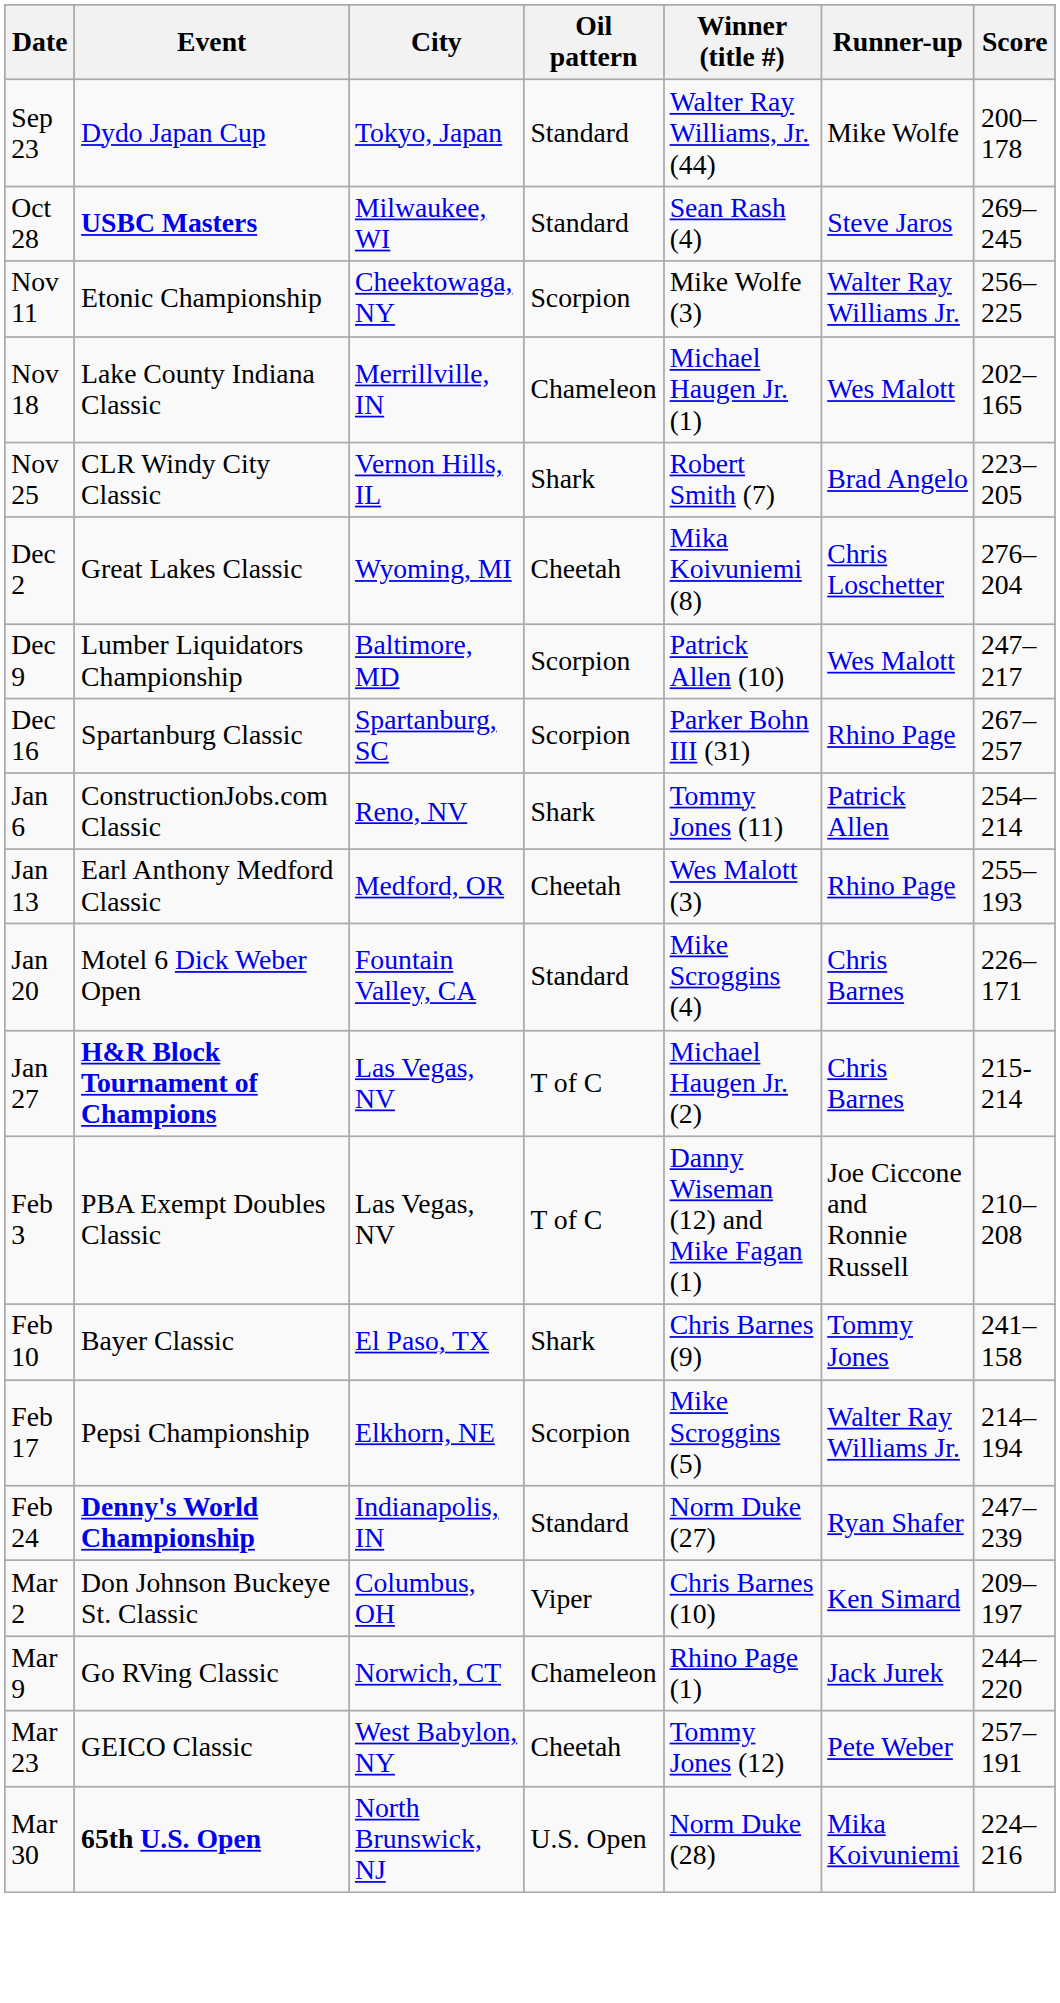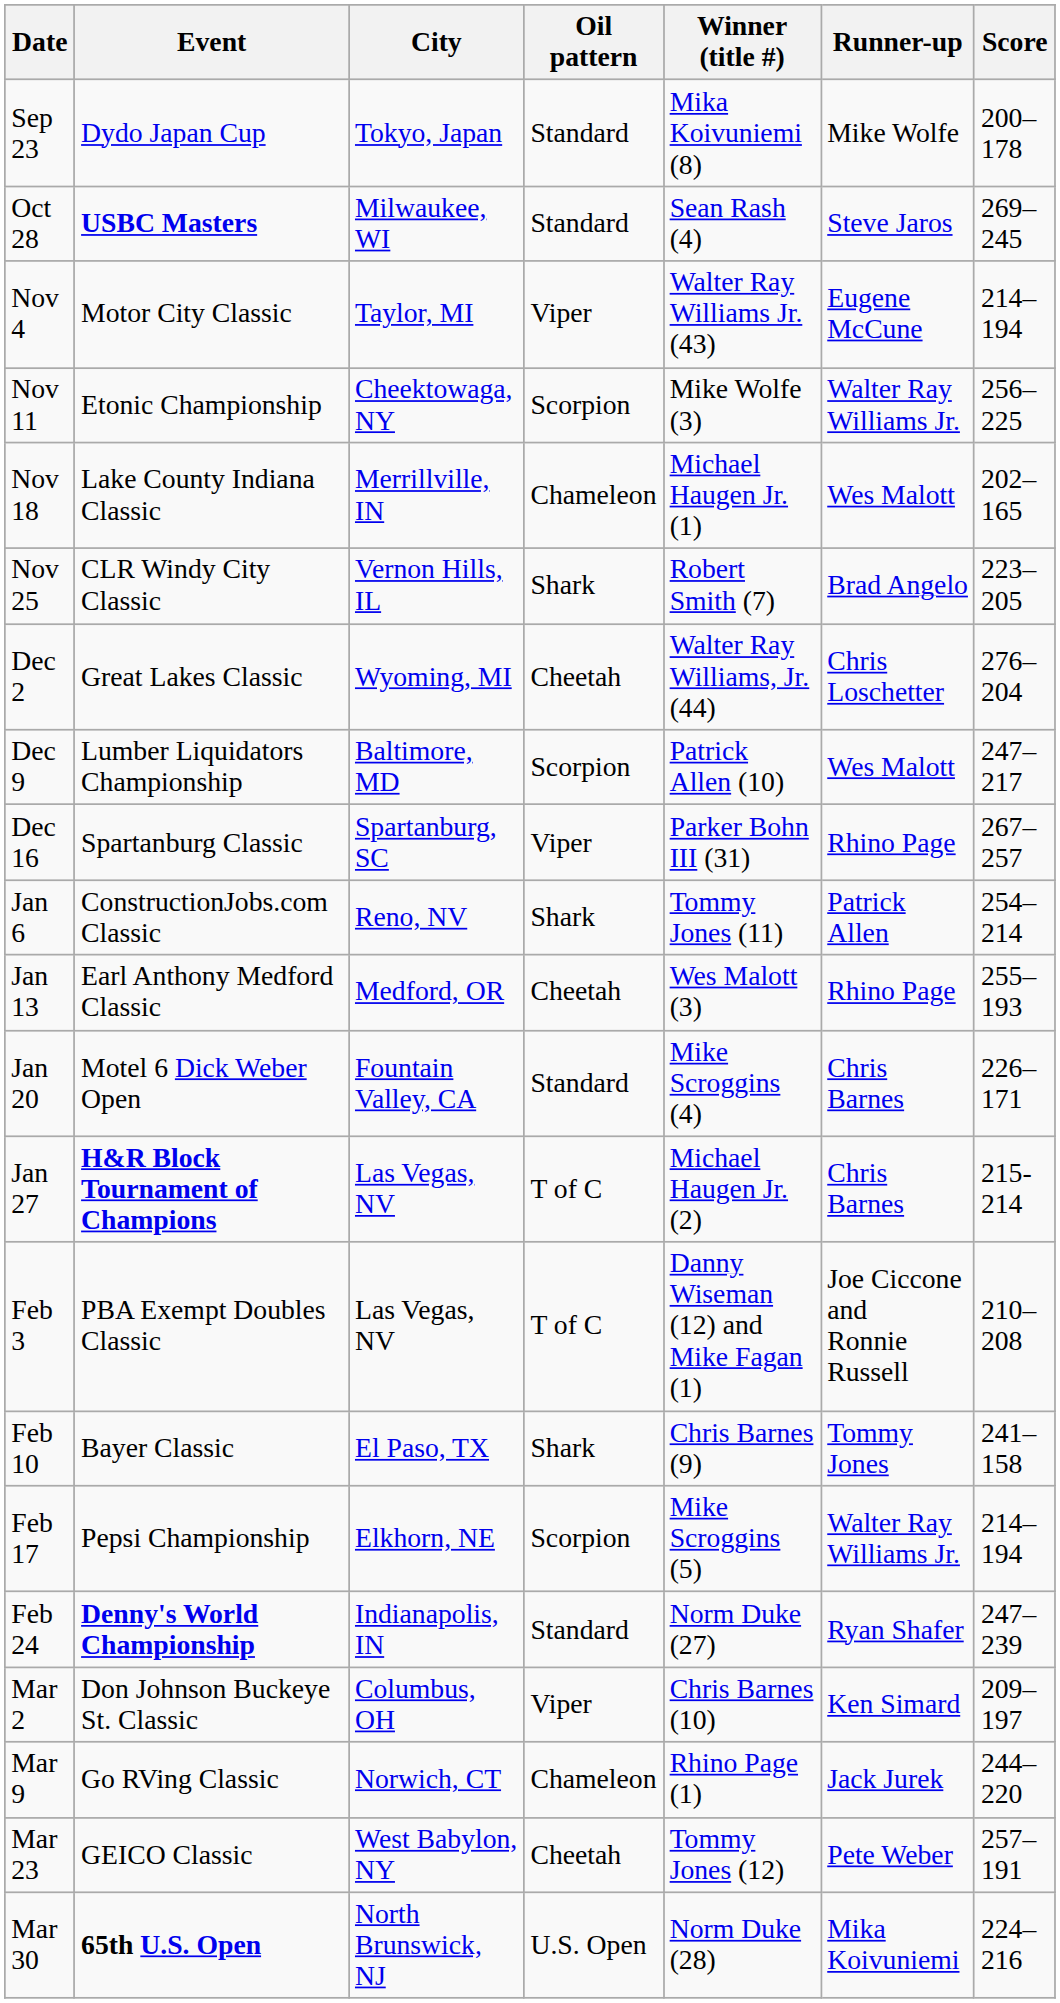(739, 132) Walter Ray Williams, Jr. (44) -> (736, 132) Mika Koivuniemi (8)
+ row: (35, 313)
(736, 570) Mika Koivuniemi (8) -> (739, 676) Walter Ray Williams, Jr. (44)
(580, 735) Scorpion -> (561, 841) Viper
